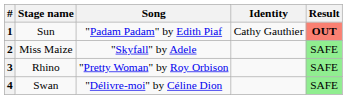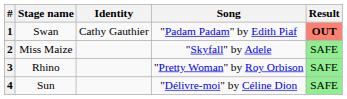columns swapped: (154, 13) <-> (269, 13)
(46, 31) Sun -> (46, 31) Swan
(46, 85) Swan -> (46, 85) Sun
